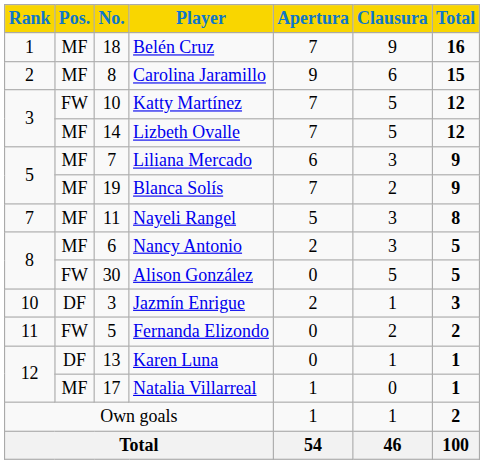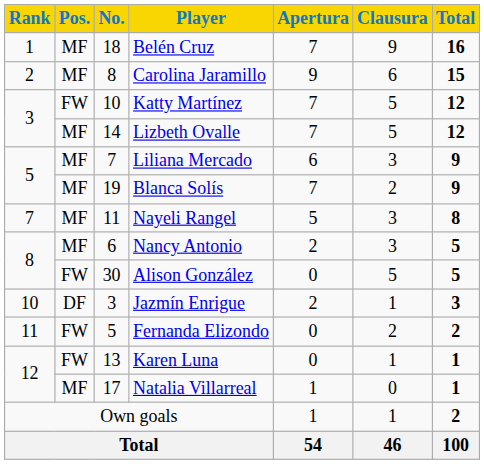(74, 359) DF -> (74, 359) FW
